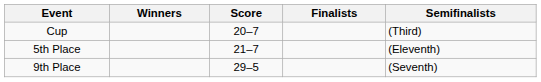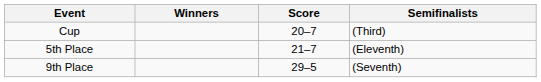- column: (334, 13)
